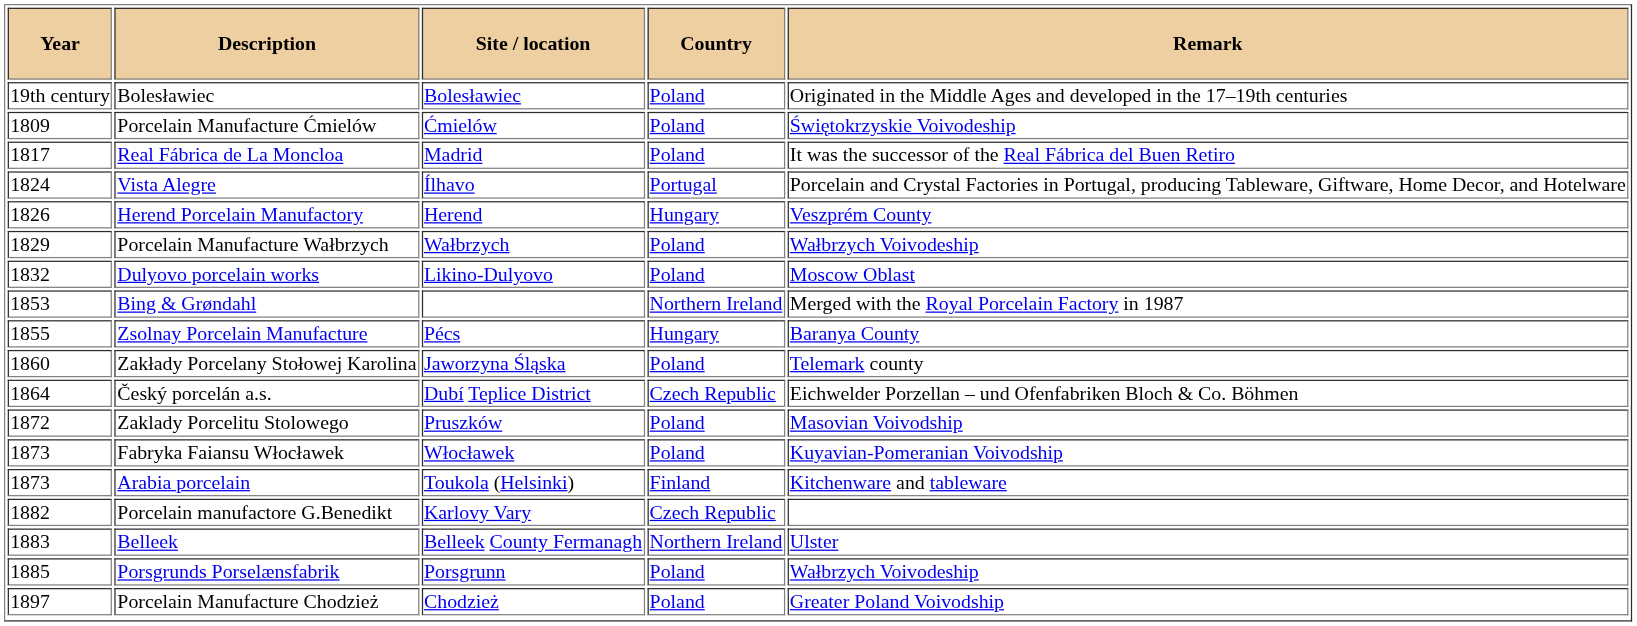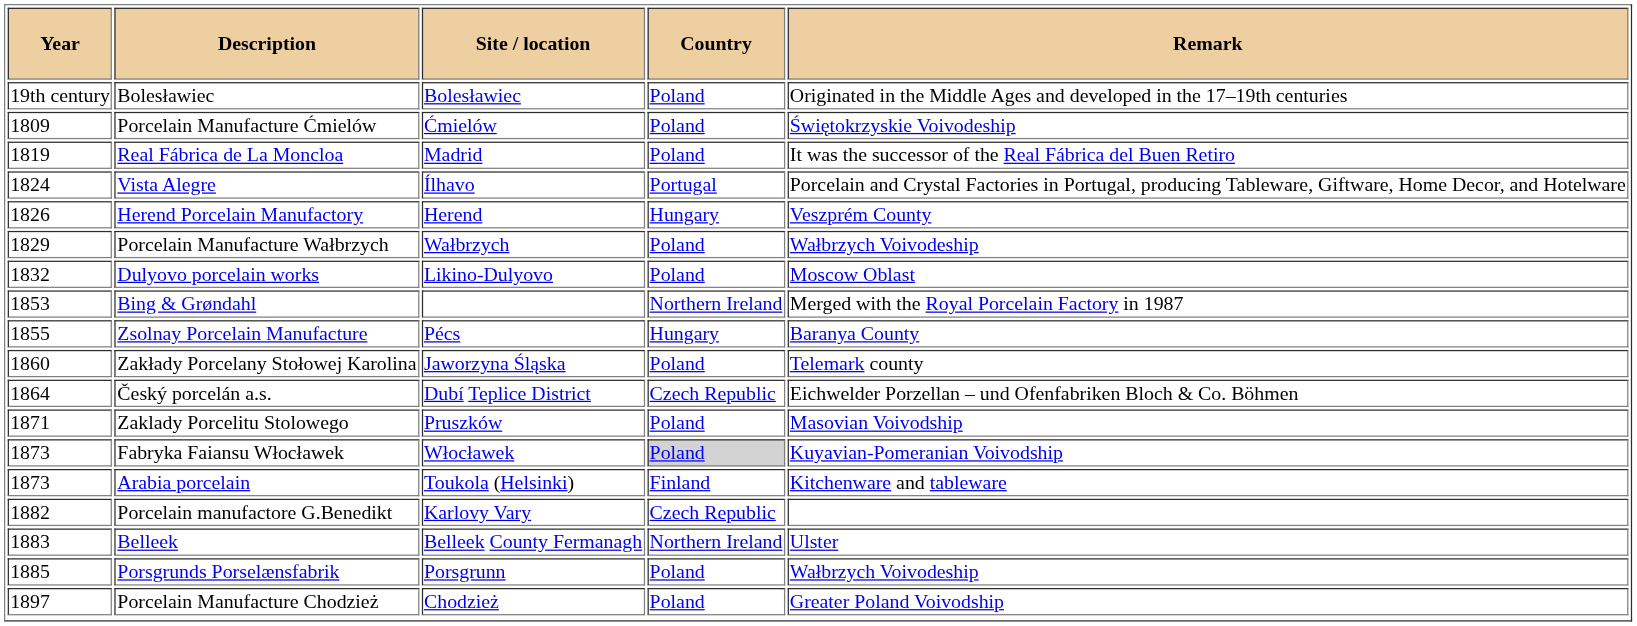(30, 155) 1817 -> (30, 155) 1819
(30, 422) 1872 -> (30, 422) 1871
(677, 452) no background -> (677, 452) lightgrey background
